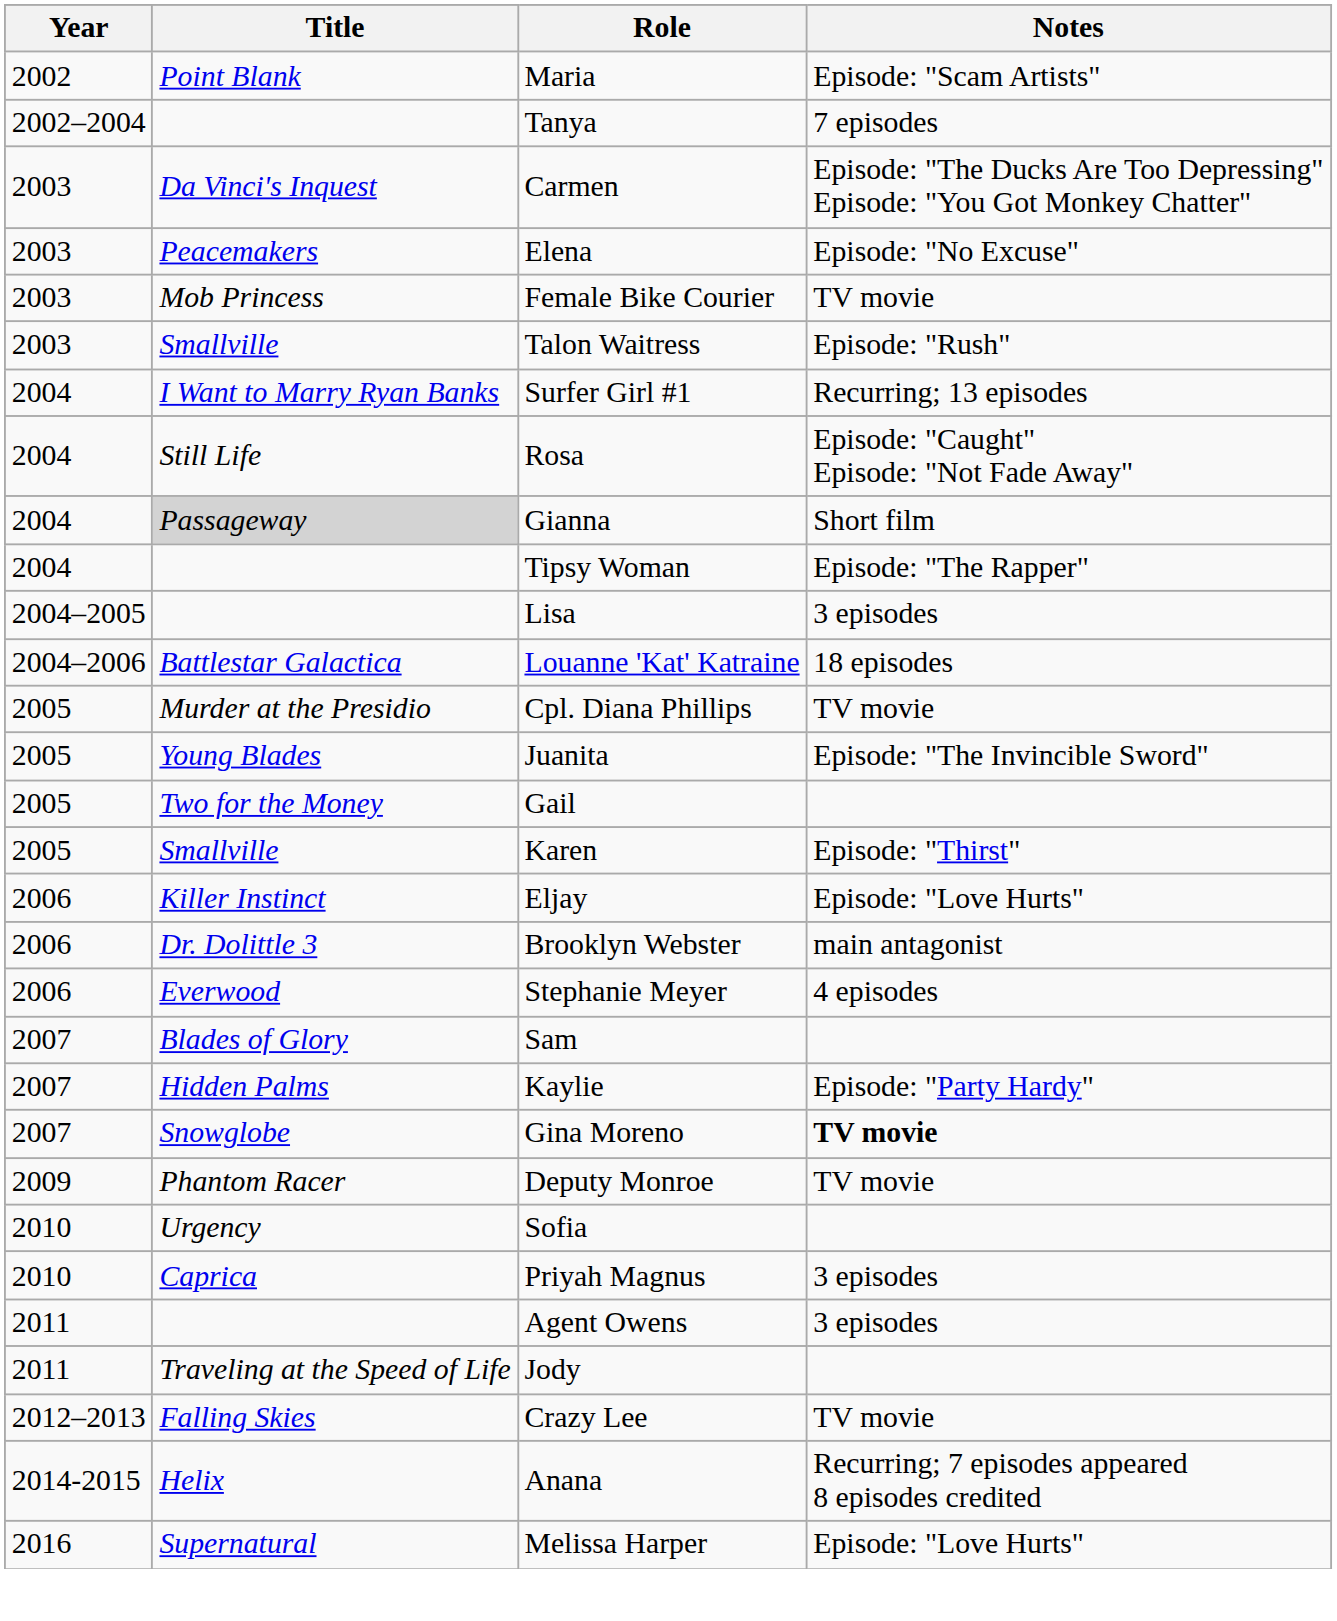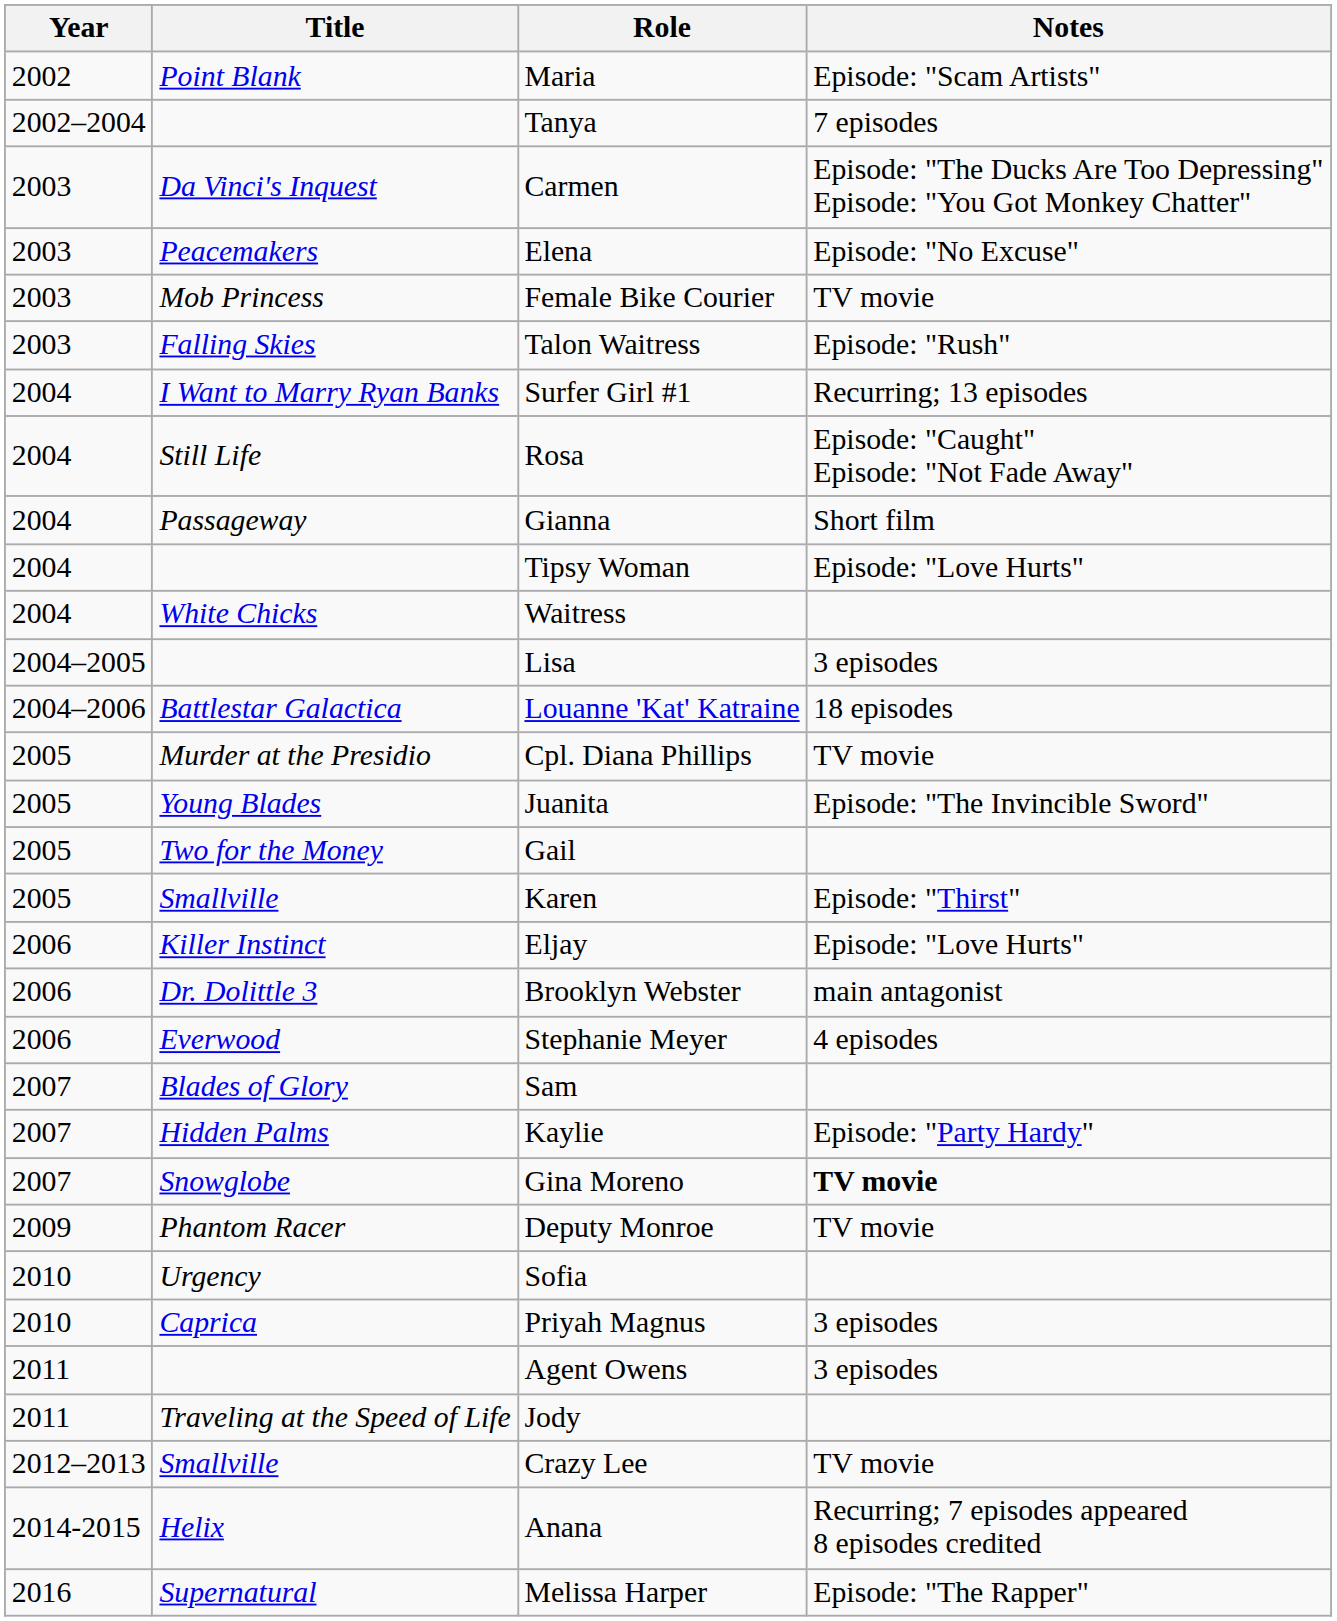(219, 344) Smallville -> (238, 344) Falling Skies
(233, 519) lightgrey background -> (233, 519) no background
(951, 567) Episode: "The Rapper" -> (949, 567) Episode: "Love Hurts"
+ row: (575, 614)
(238, 1416) Falling Skies -> (219, 1463) Smallville
(949, 1544) Episode: "Love Hurts" -> (951, 1591) Episode: "The Rapper"
